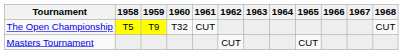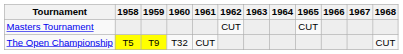rows swapped: (50, 42) <-> (60, 27)
